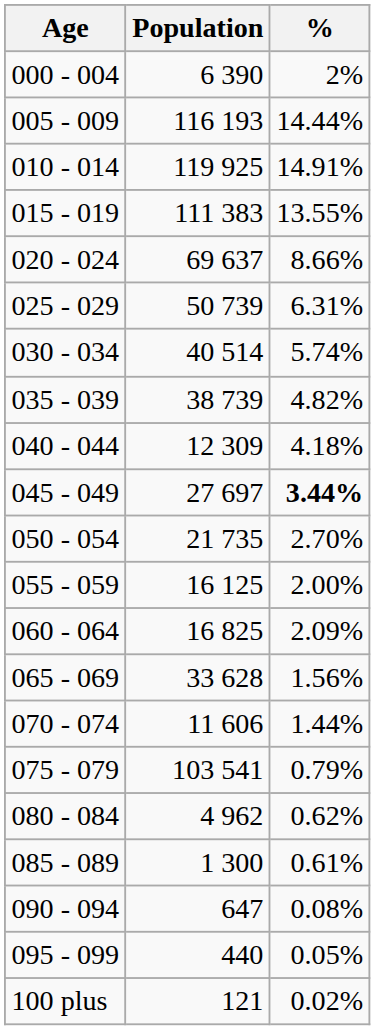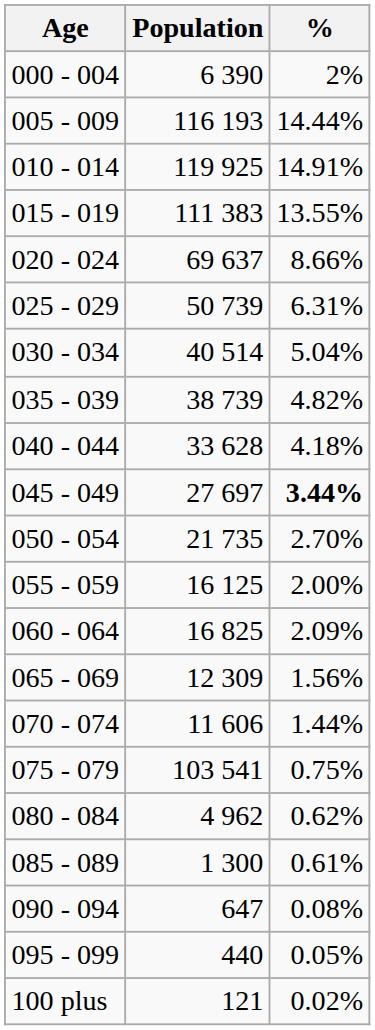(327, 352) 5.74% -> (327, 352) 5.04%
(225, 445) 12 309 -> (225, 445) 33 628
(225, 676) 33 628 -> (225, 676) 12 309
(327, 769) 0.79% -> (327, 769) 0.75%
